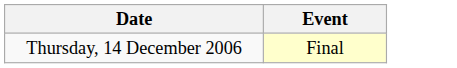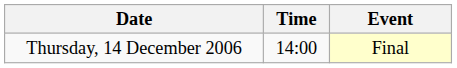+ column: (296, 18)
